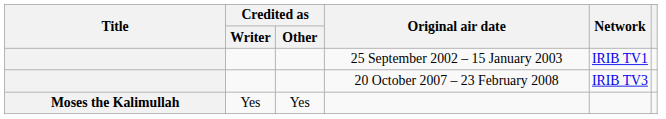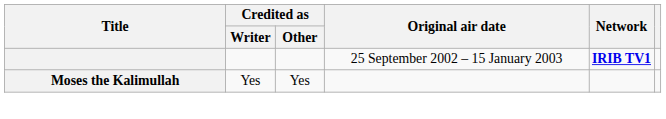(620, 59) normal -> (621, 59) bold
- row: (457, 80)
